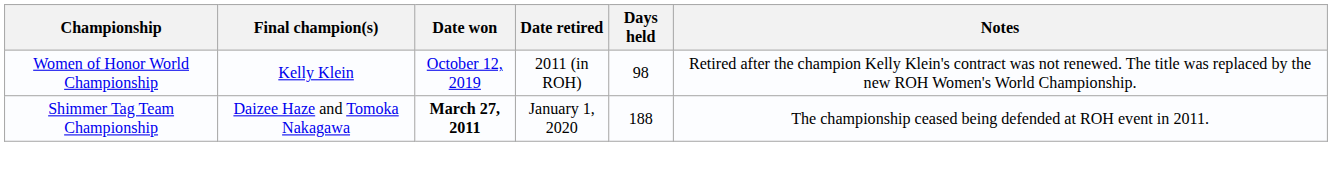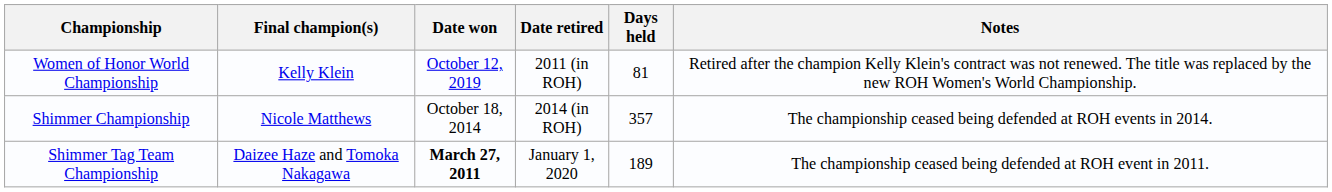(641, 73) 98 -> (641, 73) 81
+ row: (111, 118)
(641, 118) 188 -> (641, 164) 189
